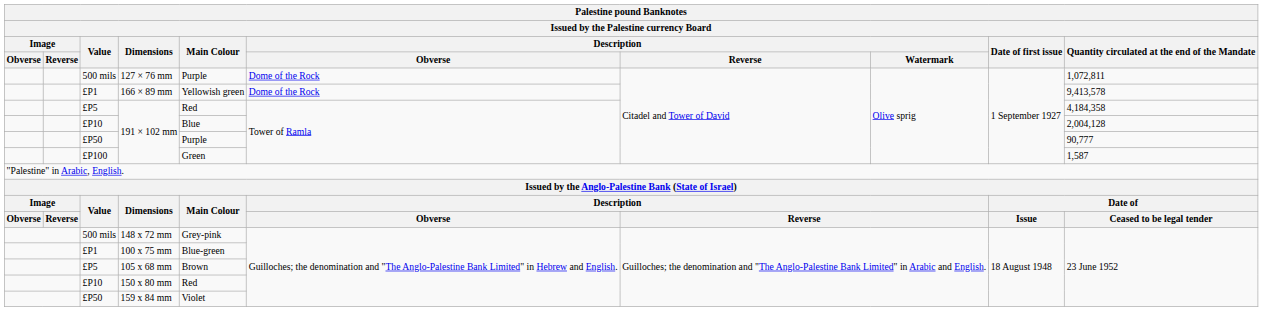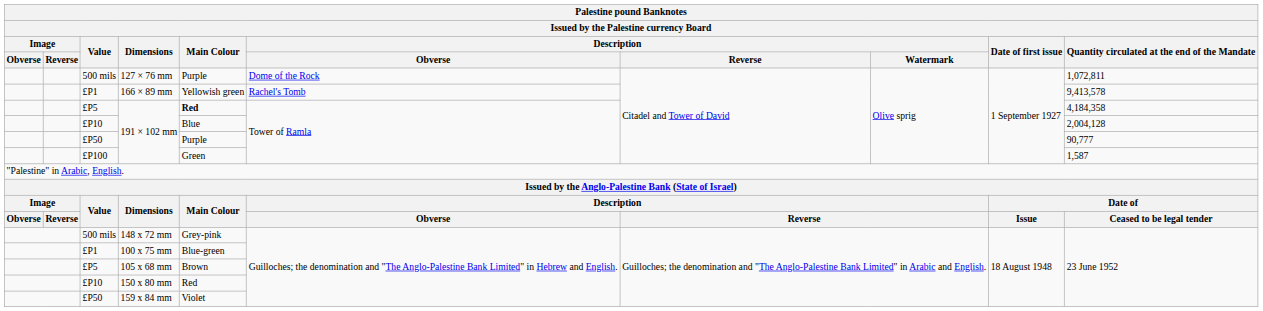(284, 92) Dome of the Rock -> (277, 92) Rachel's Tomb
(189, 108) normal -> (190, 108) bold
